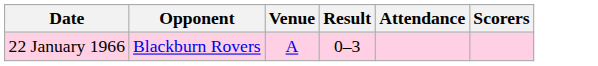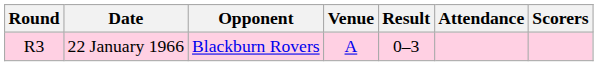+ column: (34, 18)
